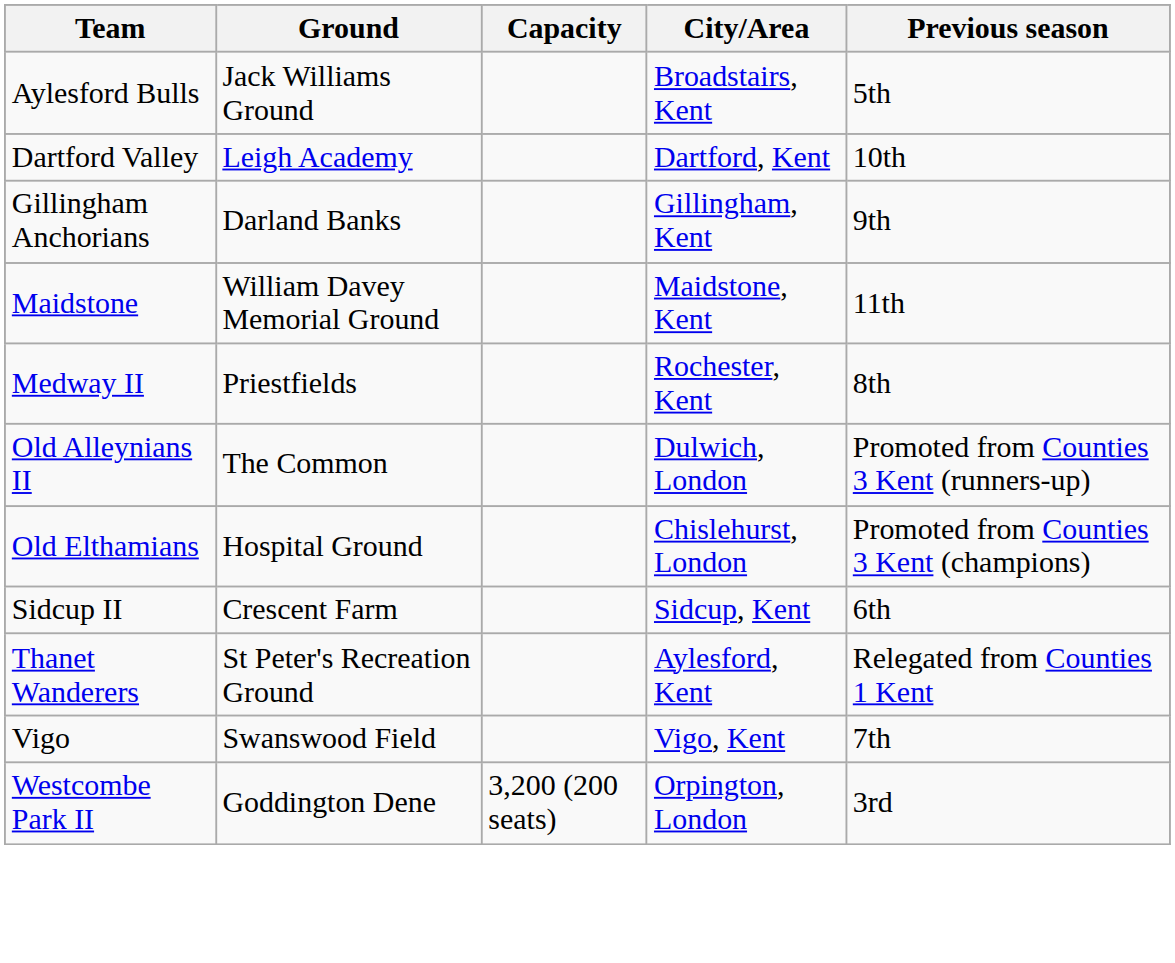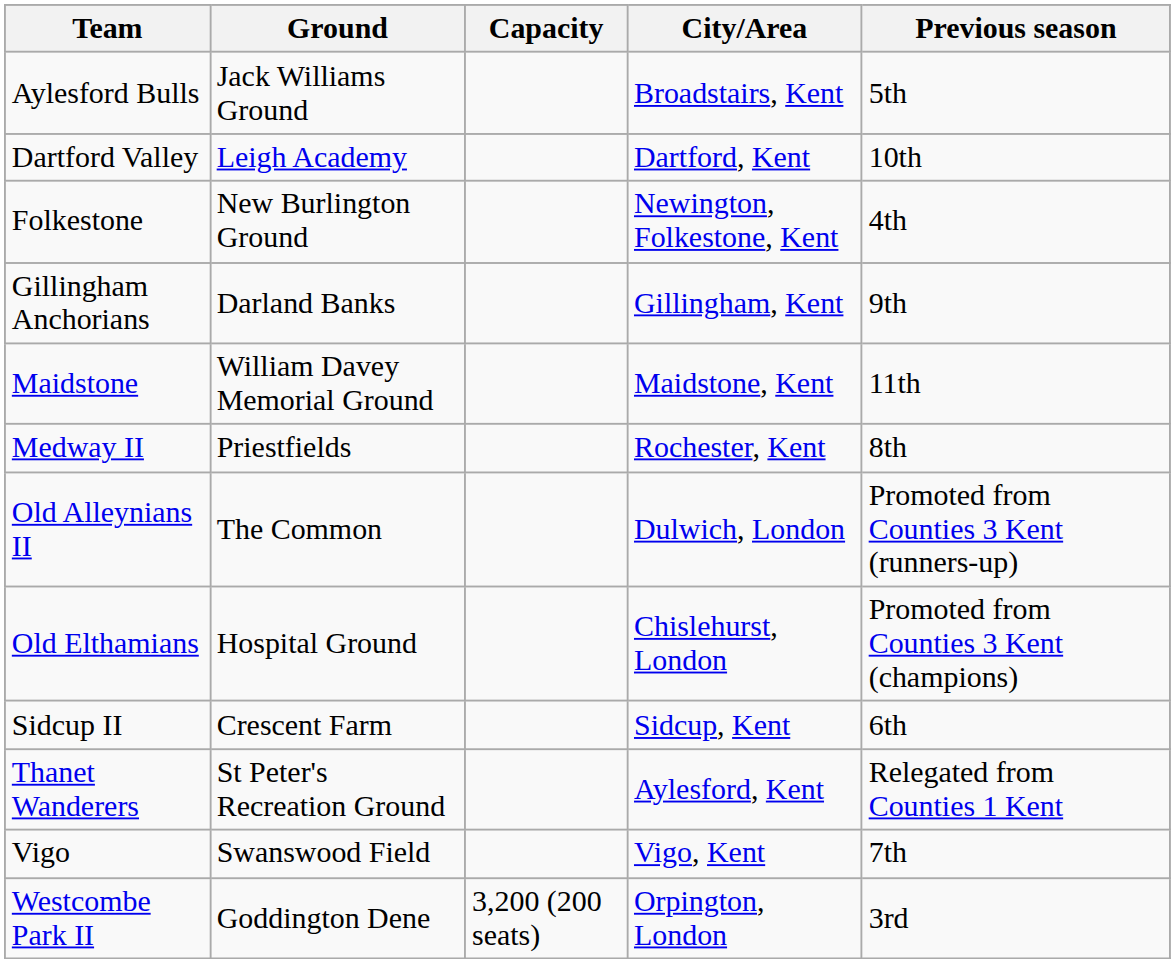+ row: (77, 221)
